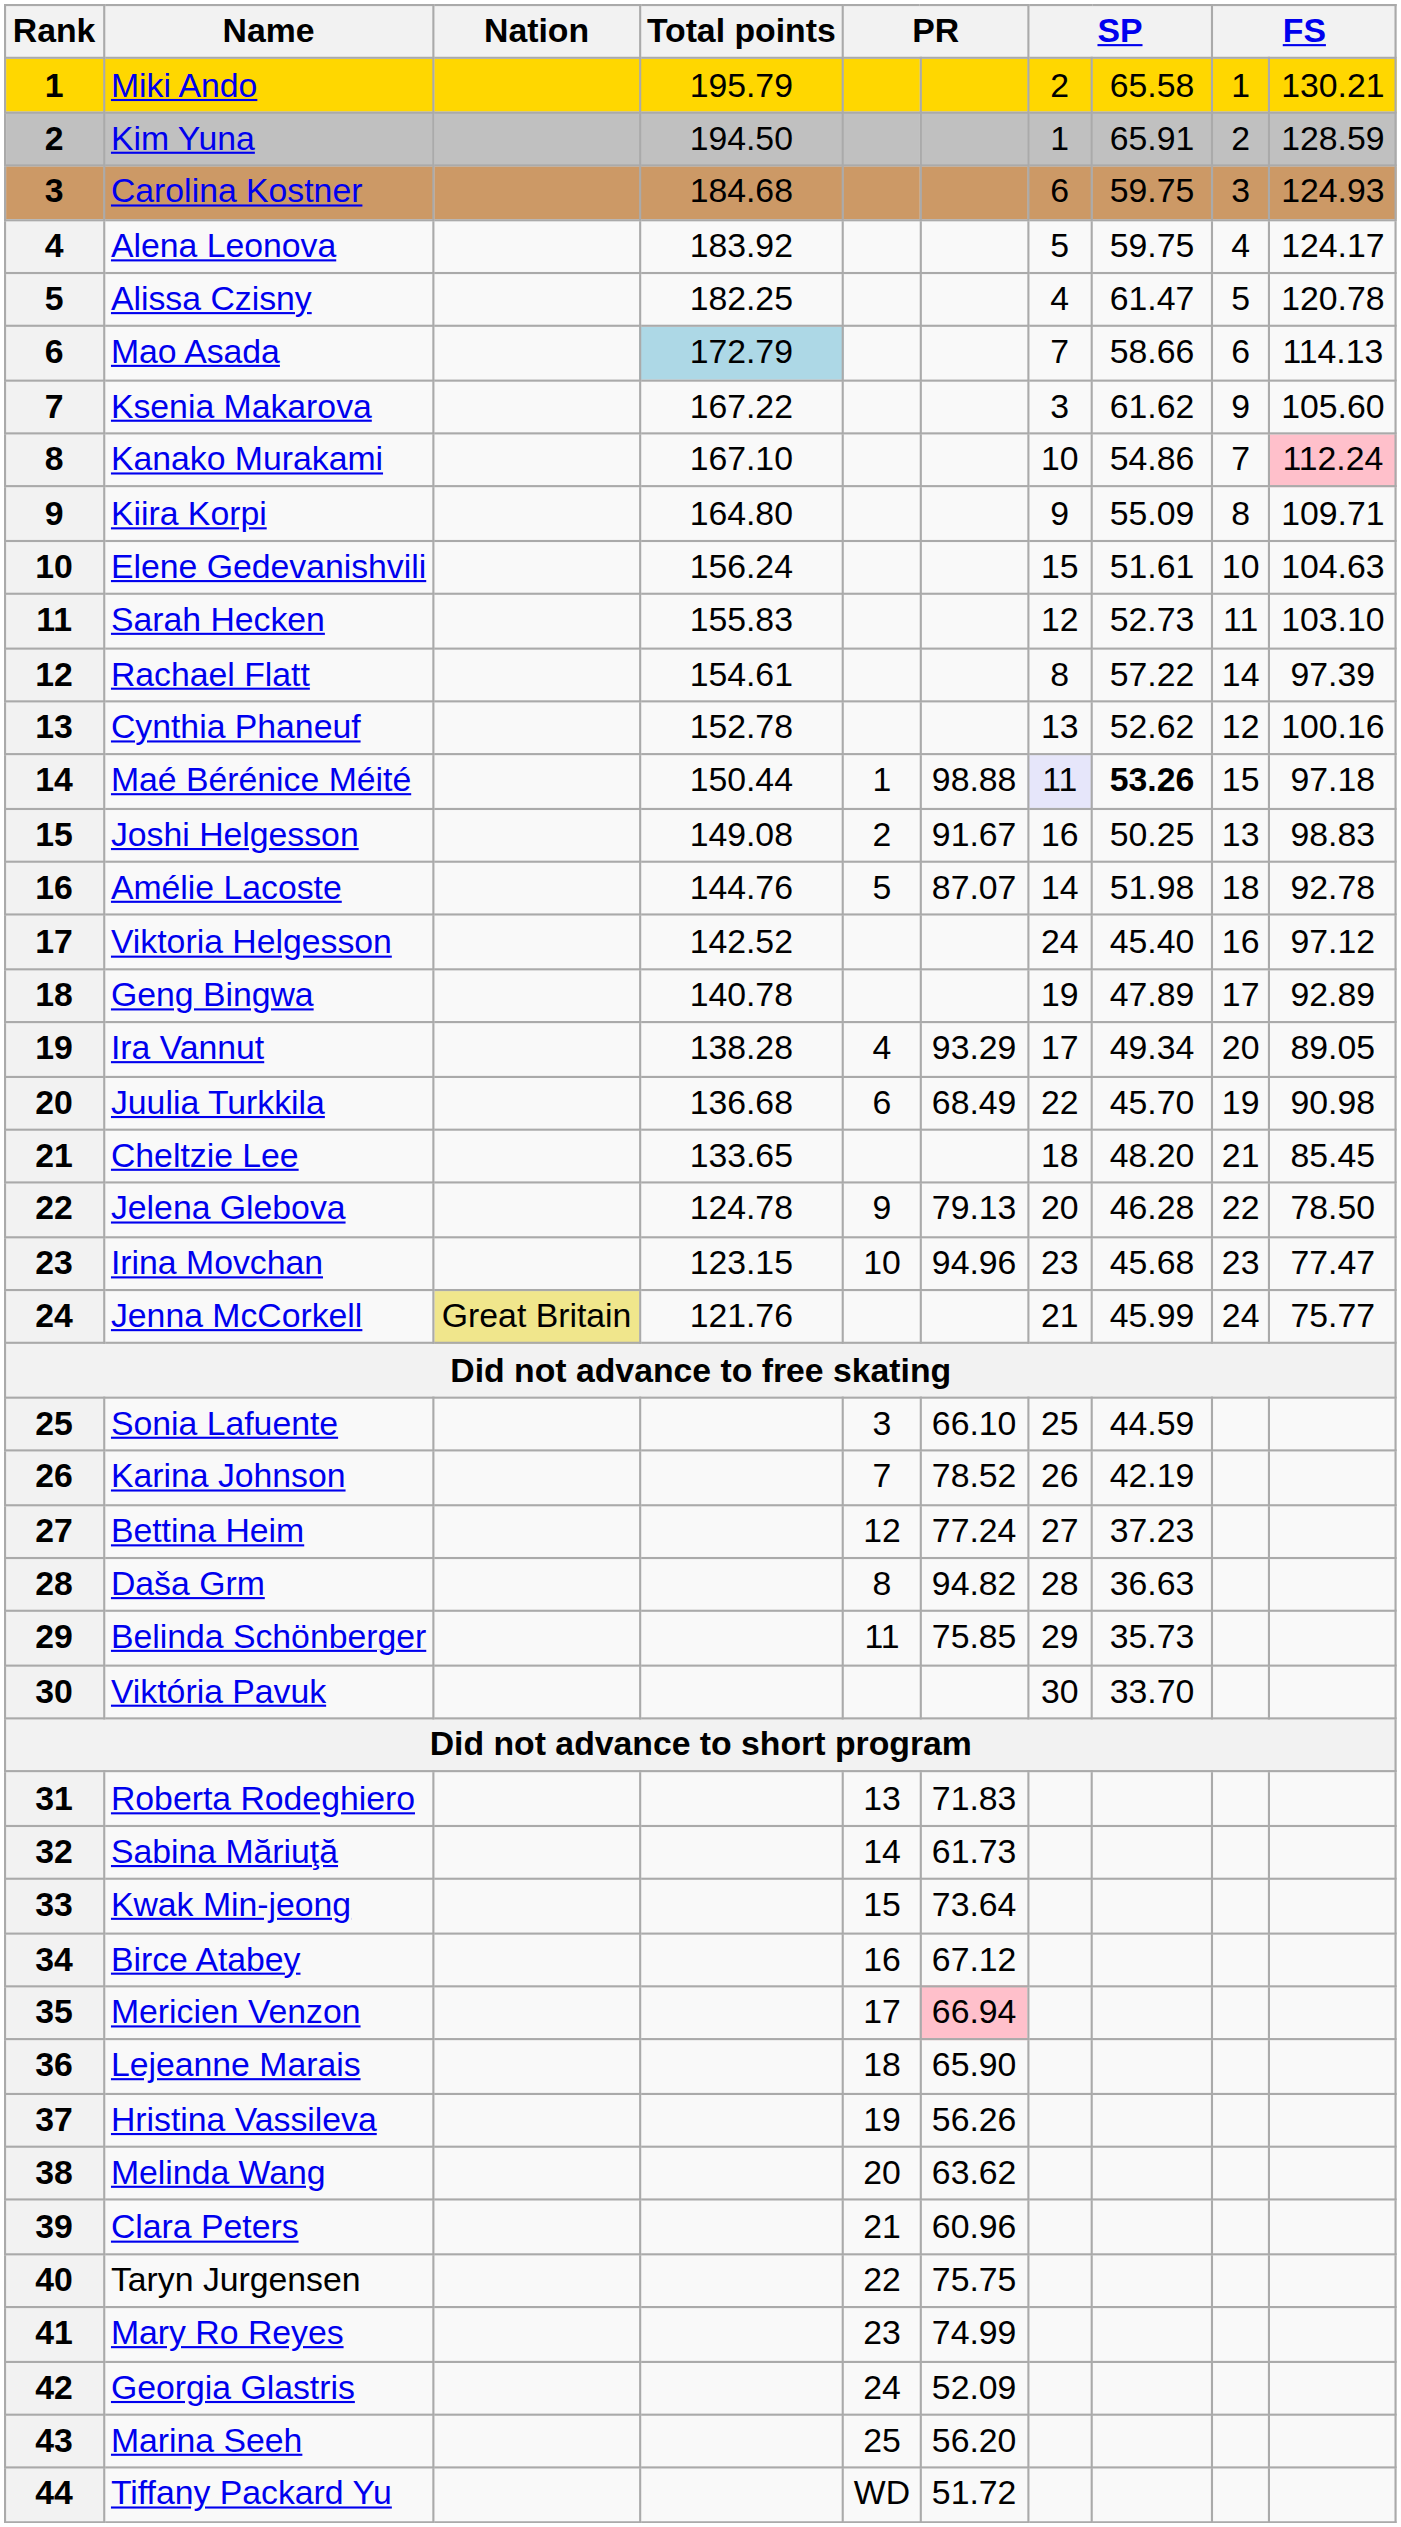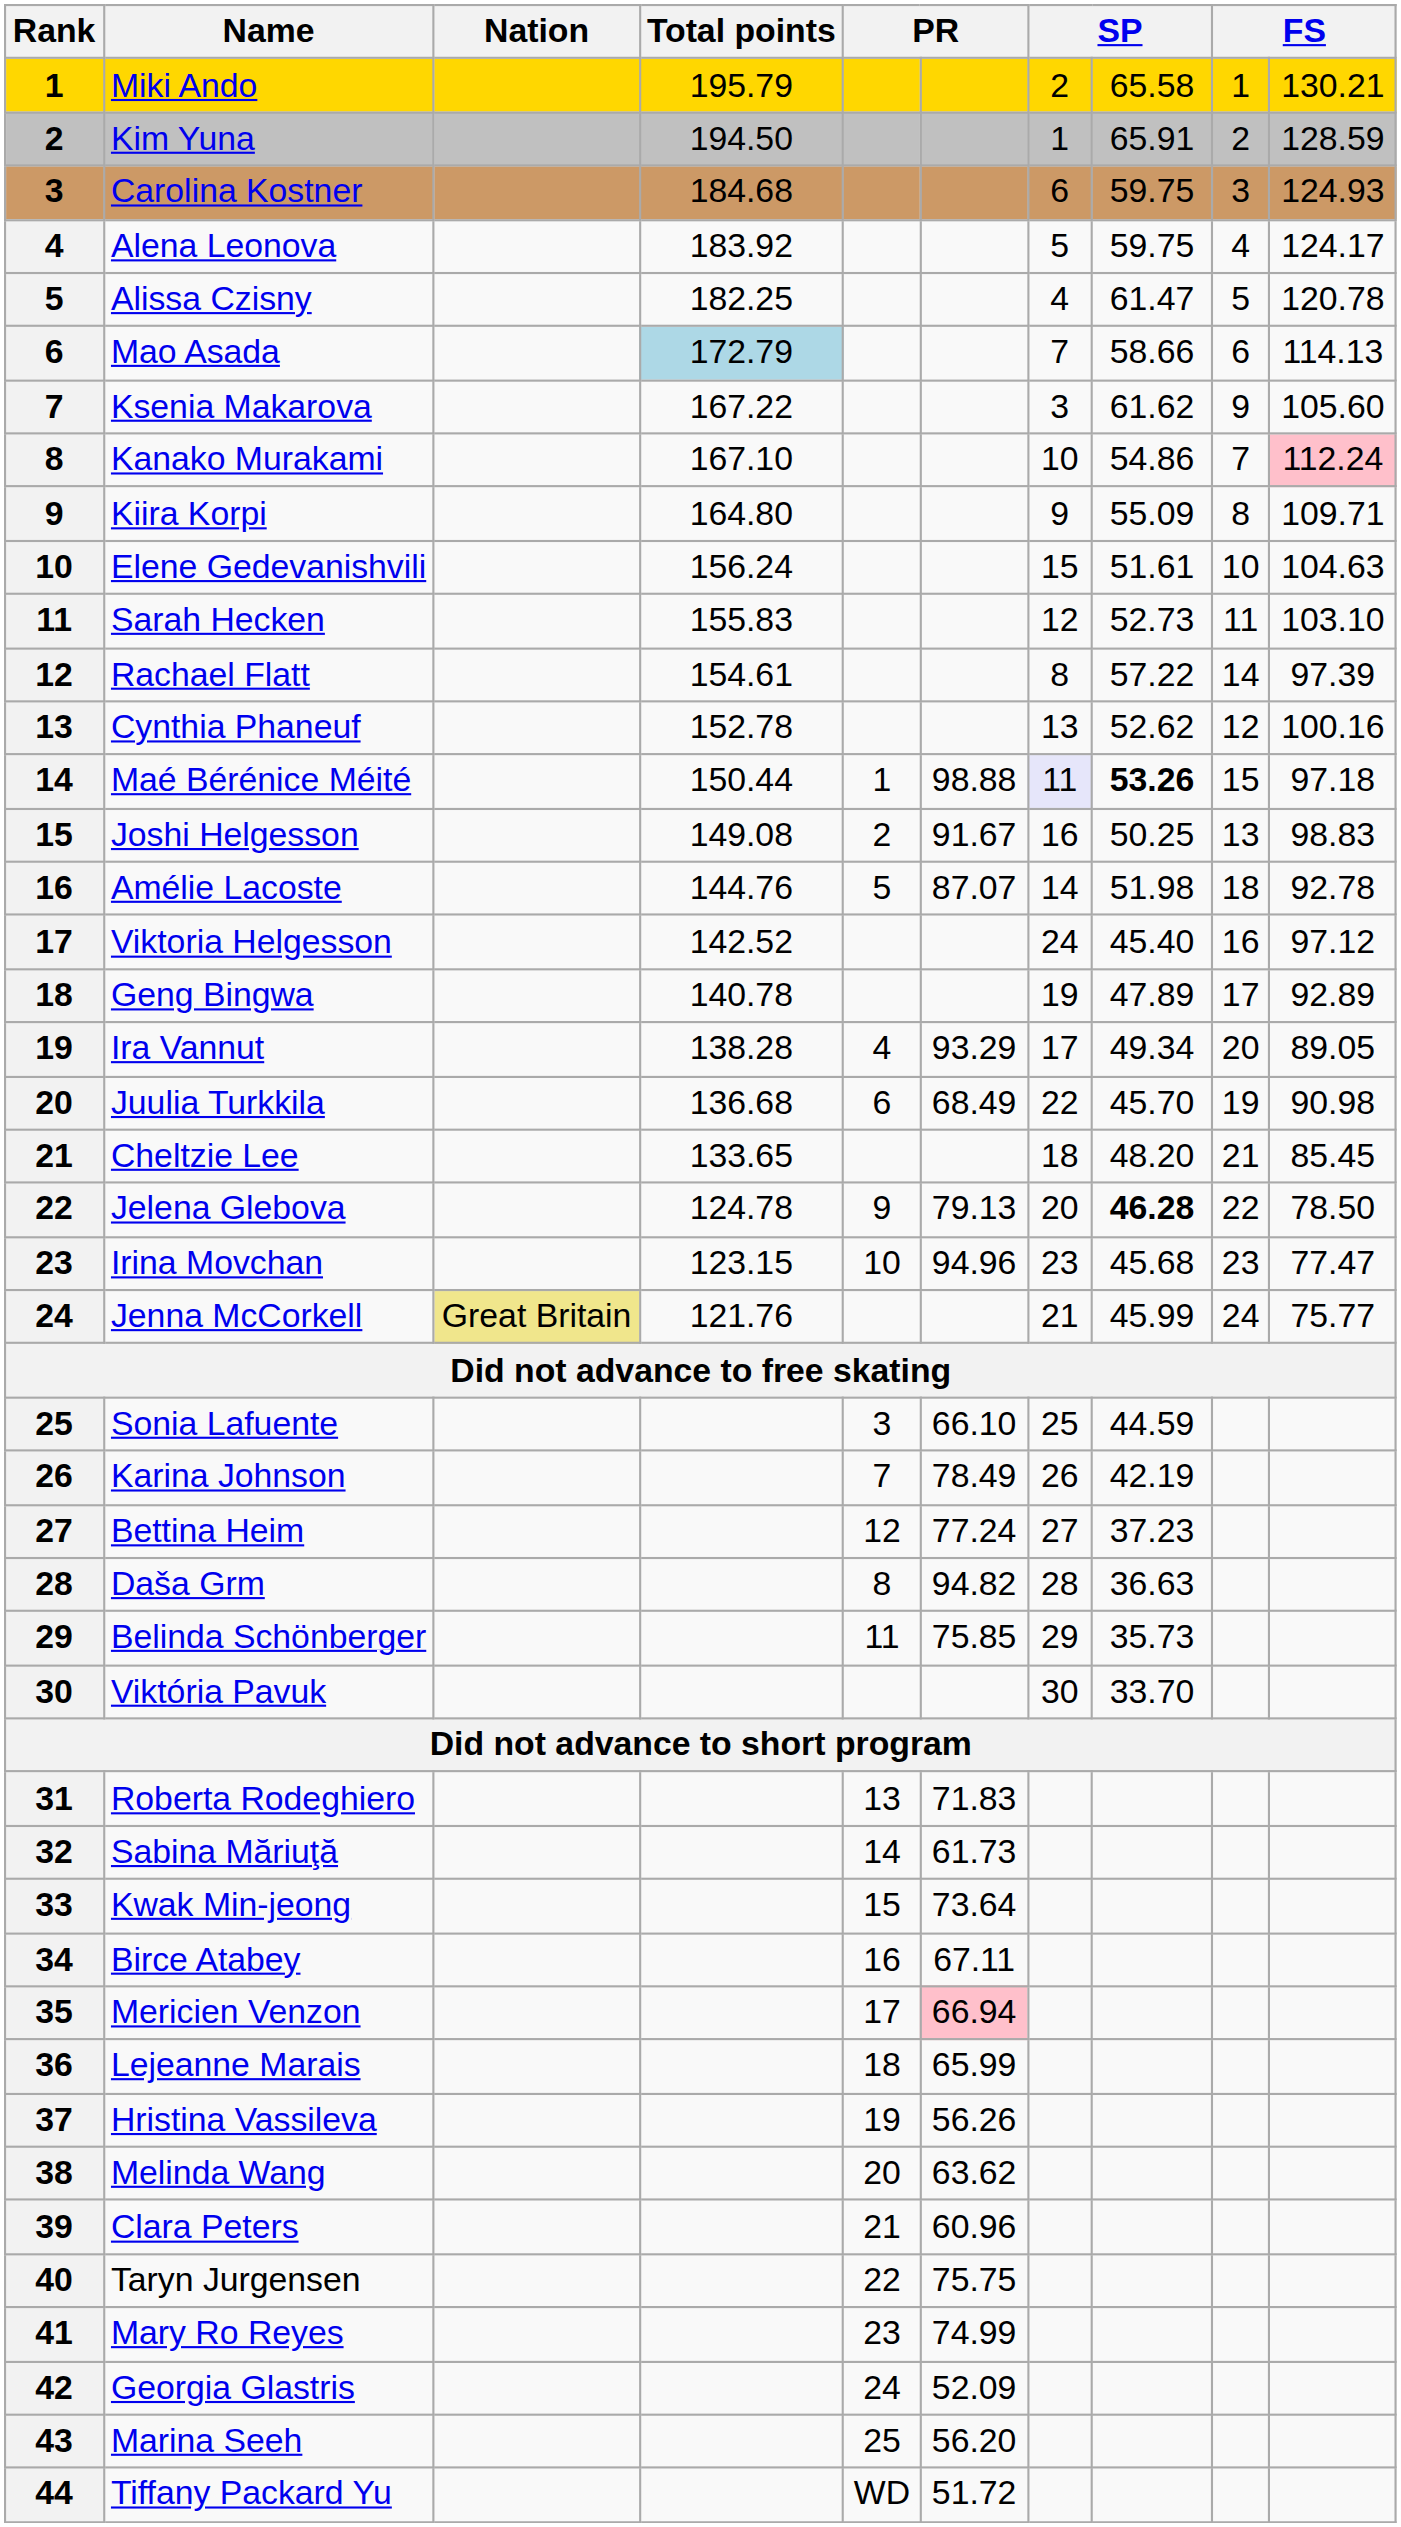(1152, 1209) normal -> (1152, 1209) bold
(974, 1476) 78.52 -> (974, 1476) 78.49
(974, 1958) 67.12 -> (974, 1958) 67.11
(974, 2065) 65.90 -> (974, 2065) 65.99
